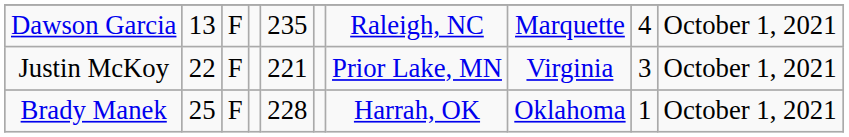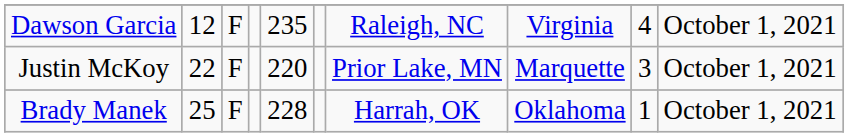(202, 25) 13 -> (202, 25) 12
(570, 25) Marquette -> (570, 25) Virginia
(287, 68) 221 -> (287, 68) 220
(570, 68) Virginia -> (570, 68) Marquette
